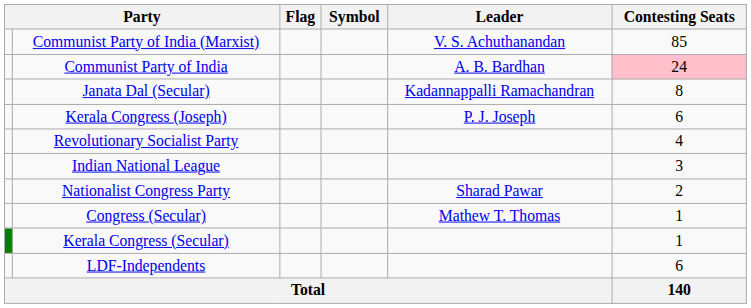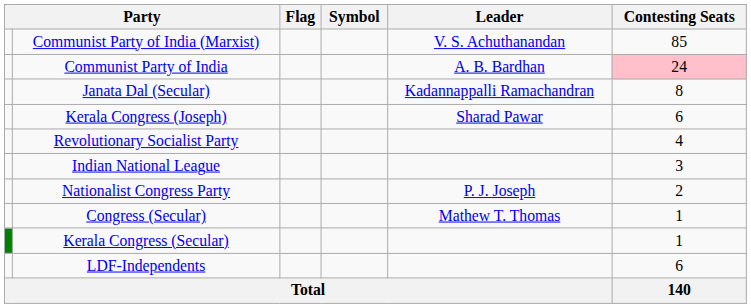(500, 116) P. J. Joseph -> (500, 116) Sharad Pawar
(500, 191) Sharad Pawar -> (500, 191) P. J. Joseph
